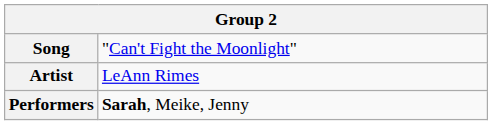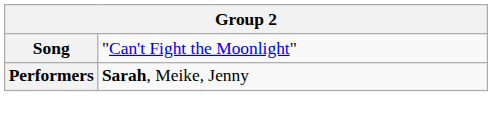- row: (51, 76)
